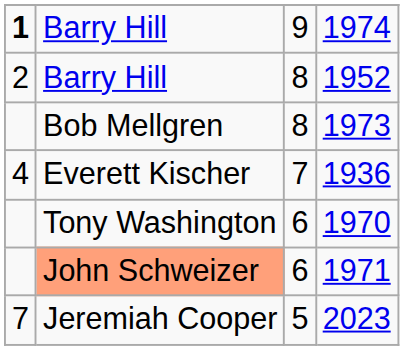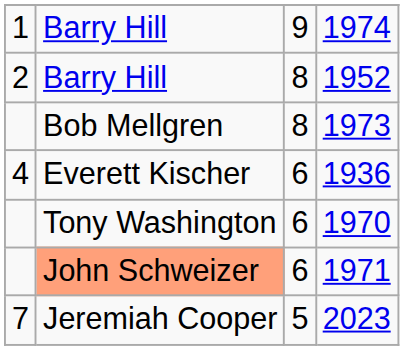(21, 28) bold -> (21, 28) normal
(300, 174) 7 -> (300, 174) 6
